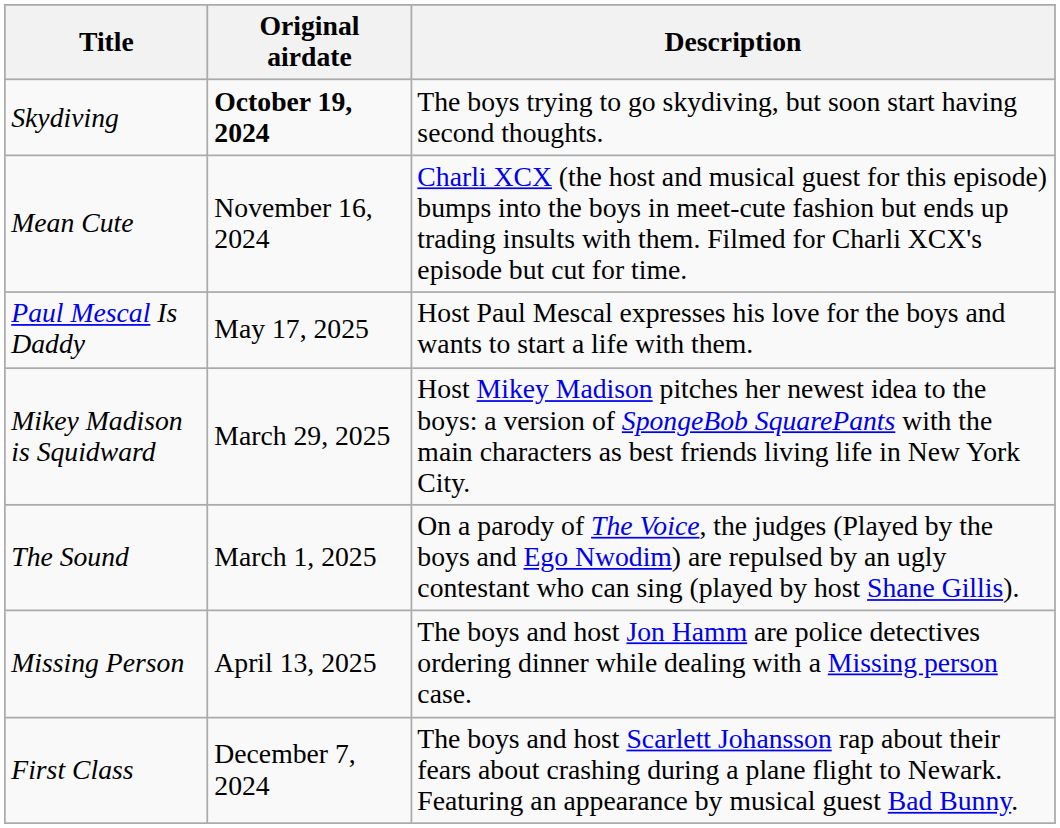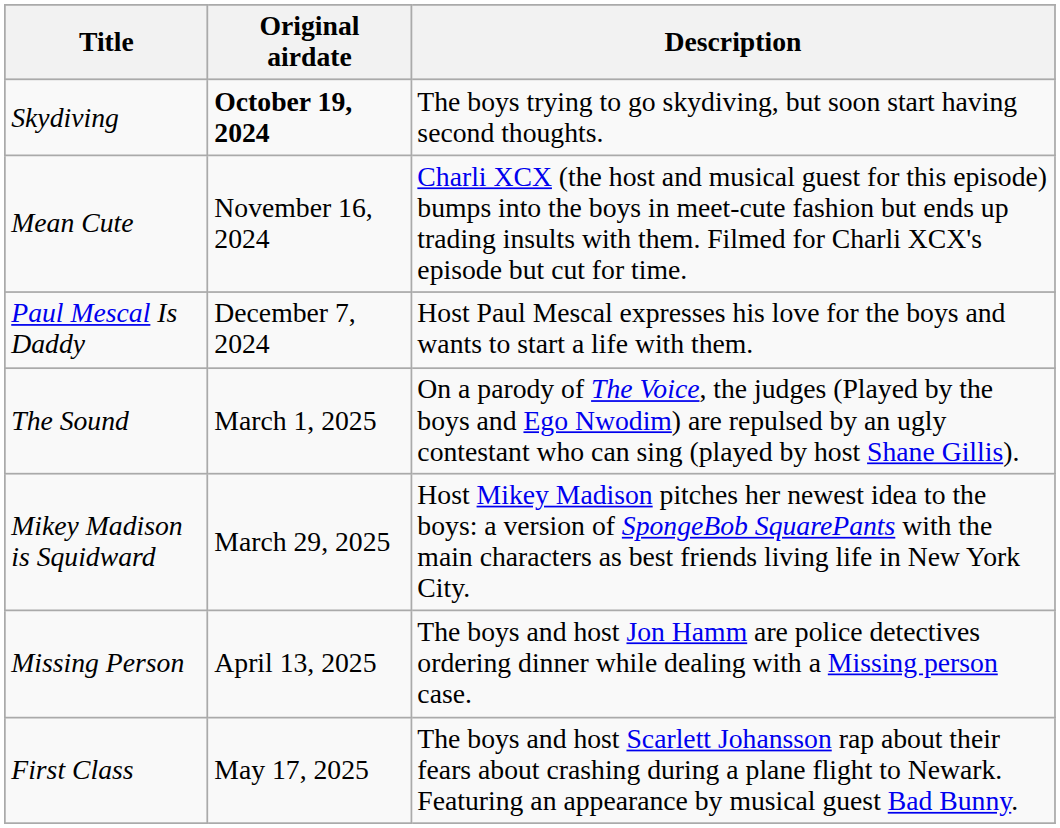(292, 329) May 17, 2025 -> (285, 329) December 7, 2024
rows swapped: (70, 557) <-> (97, 435)
(285, 769) December 7, 2024 -> (292, 769) May 17, 2025
